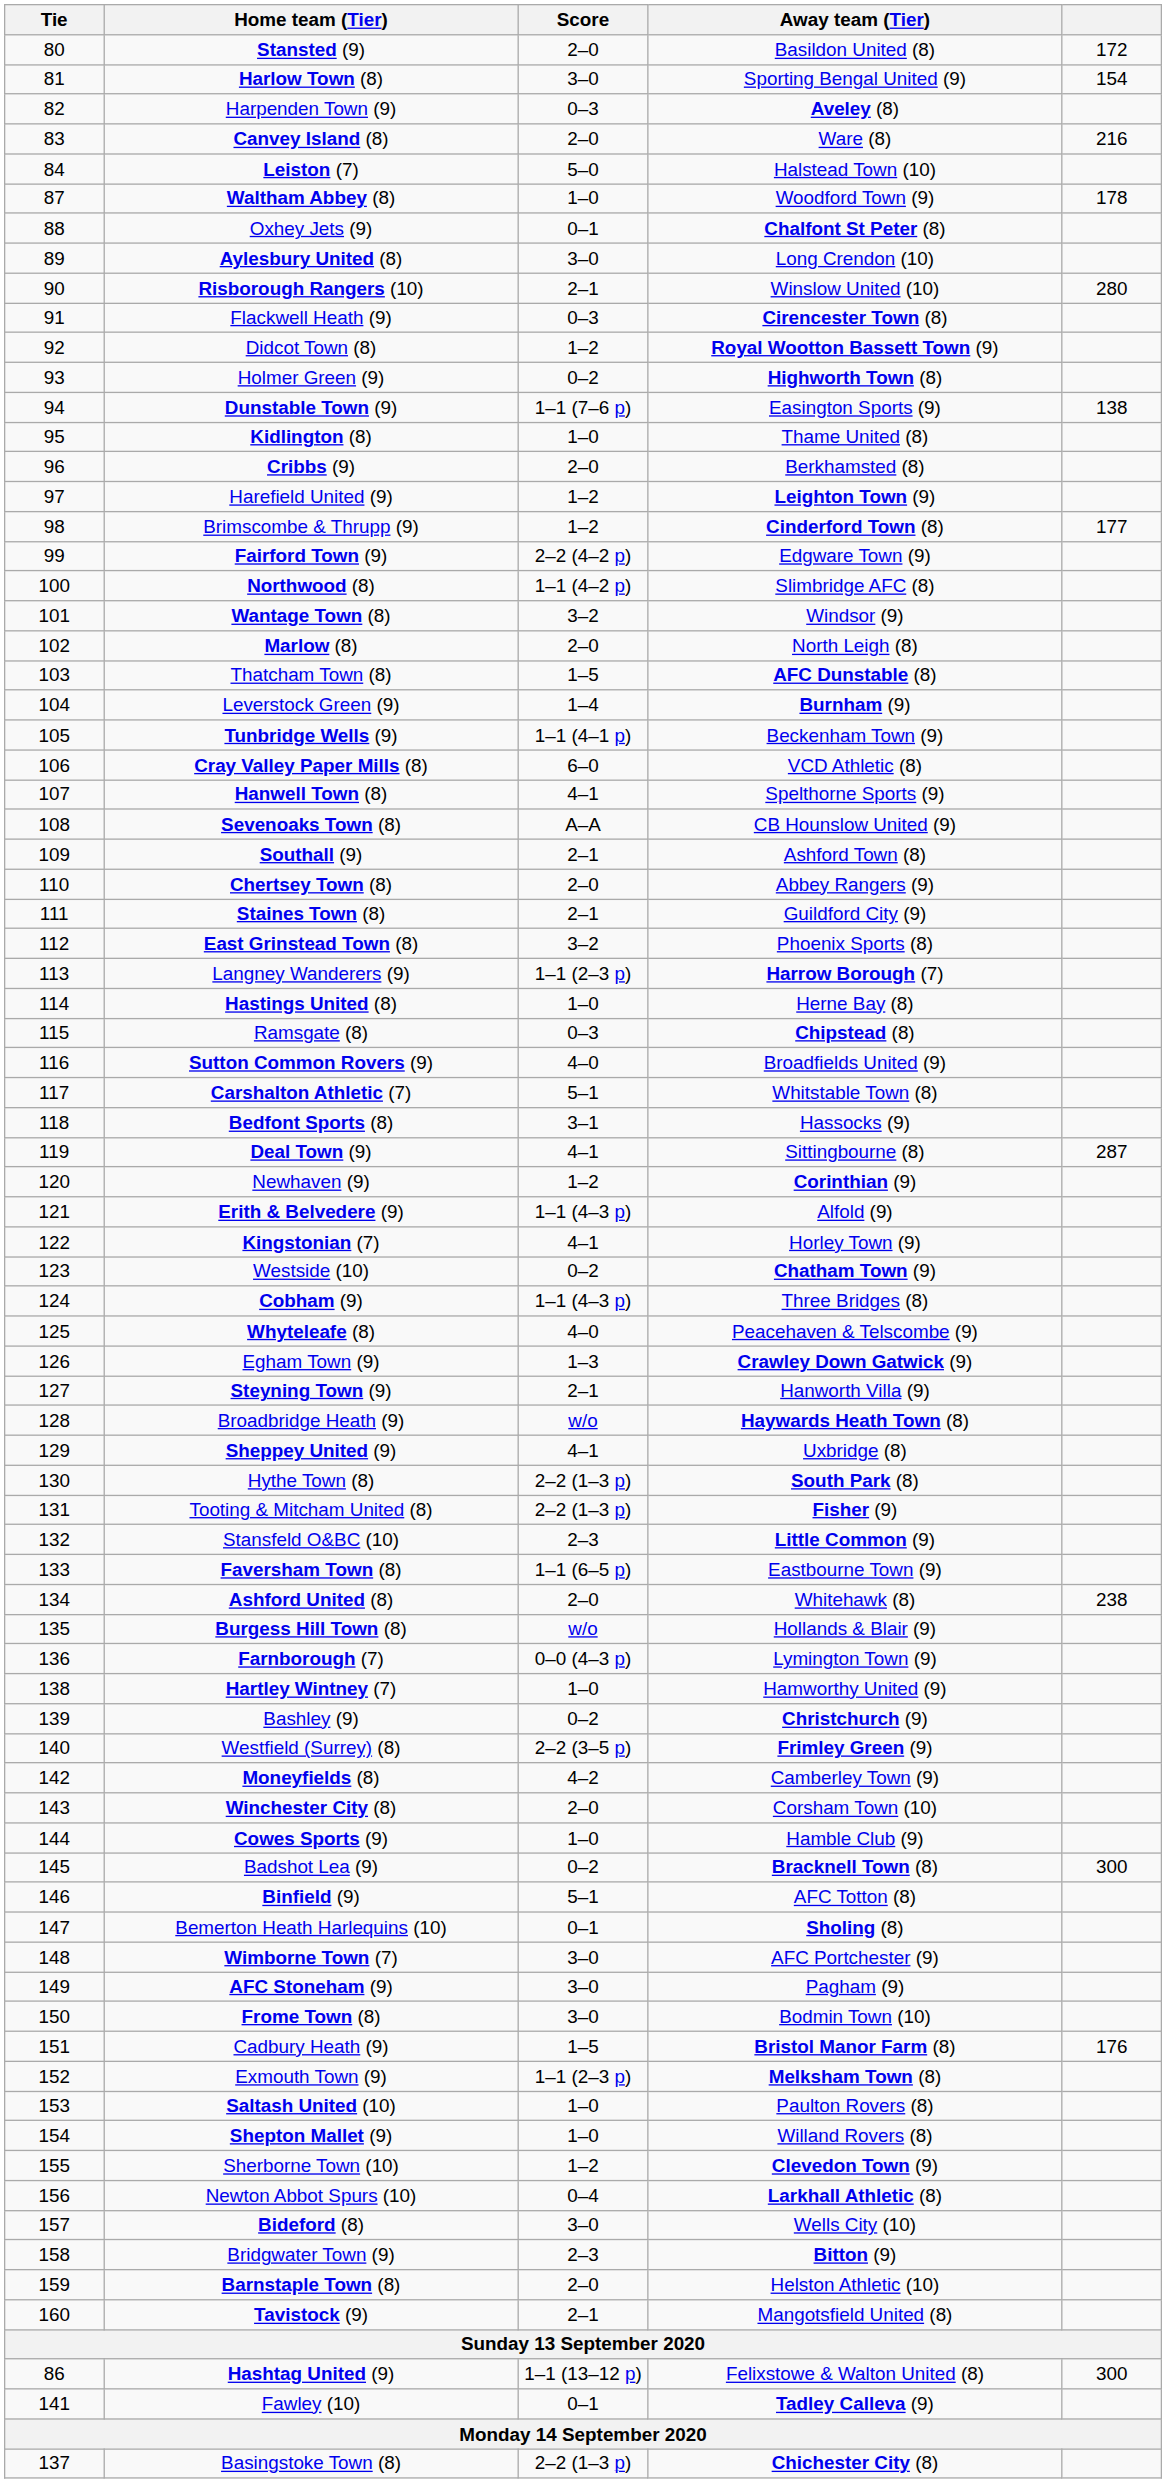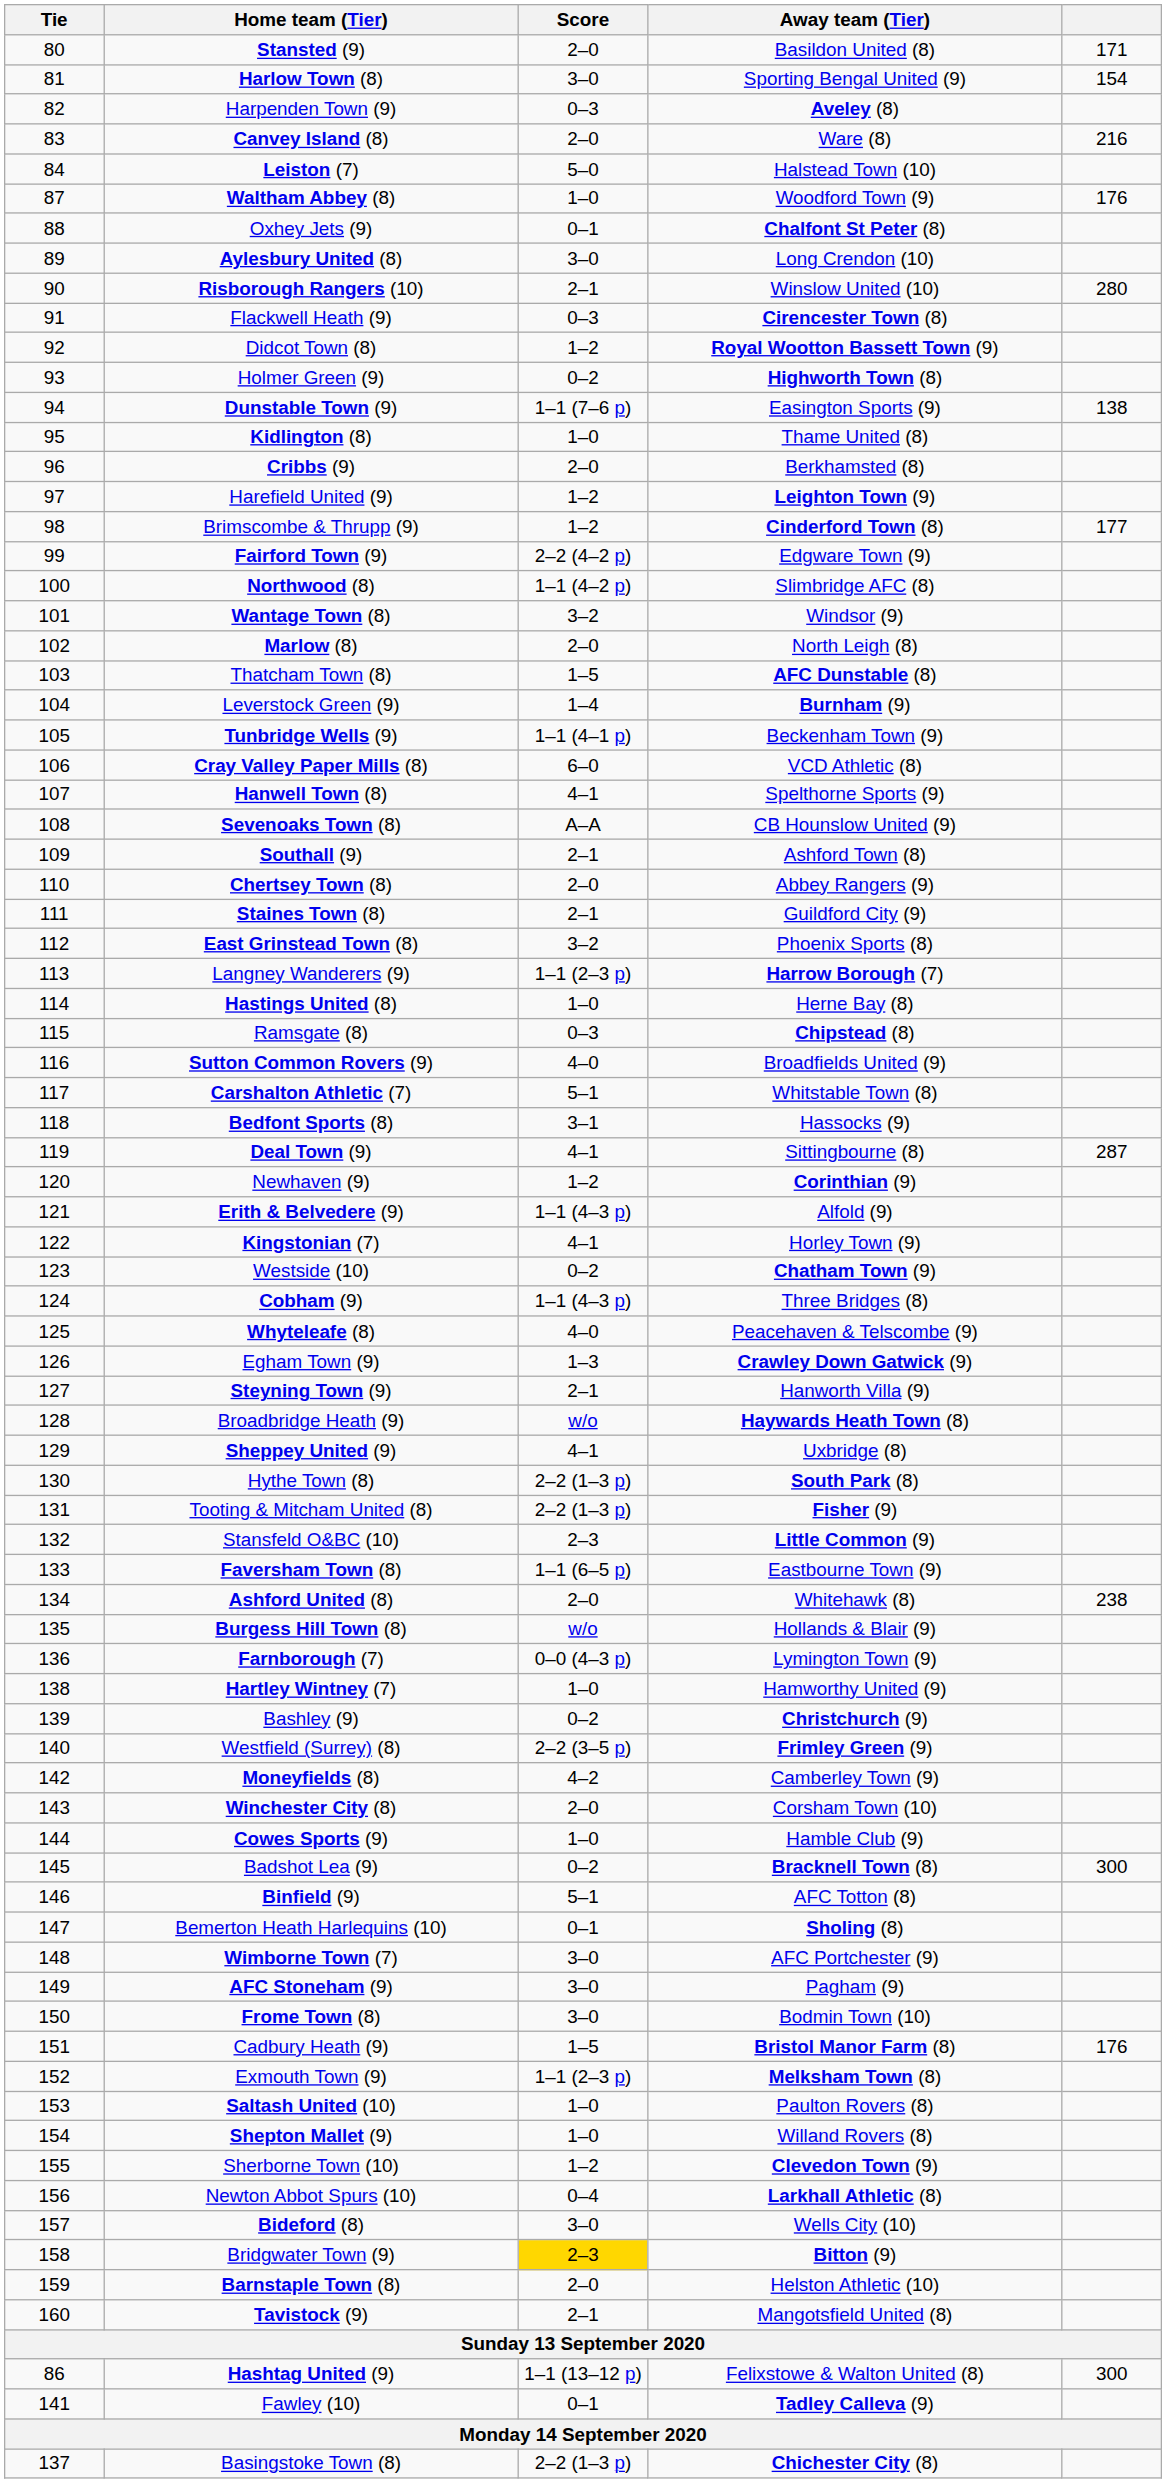(1112, 50) 172 -> (1112, 50) 171
(1112, 199) 178 -> (1112, 199) 176
(583, 2255) no background -> (583, 2255) gold background
